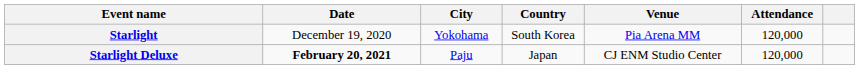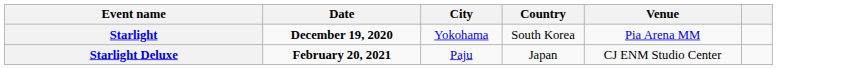- column: (782, 14)
(342, 34) normal -> (342, 34) bold
